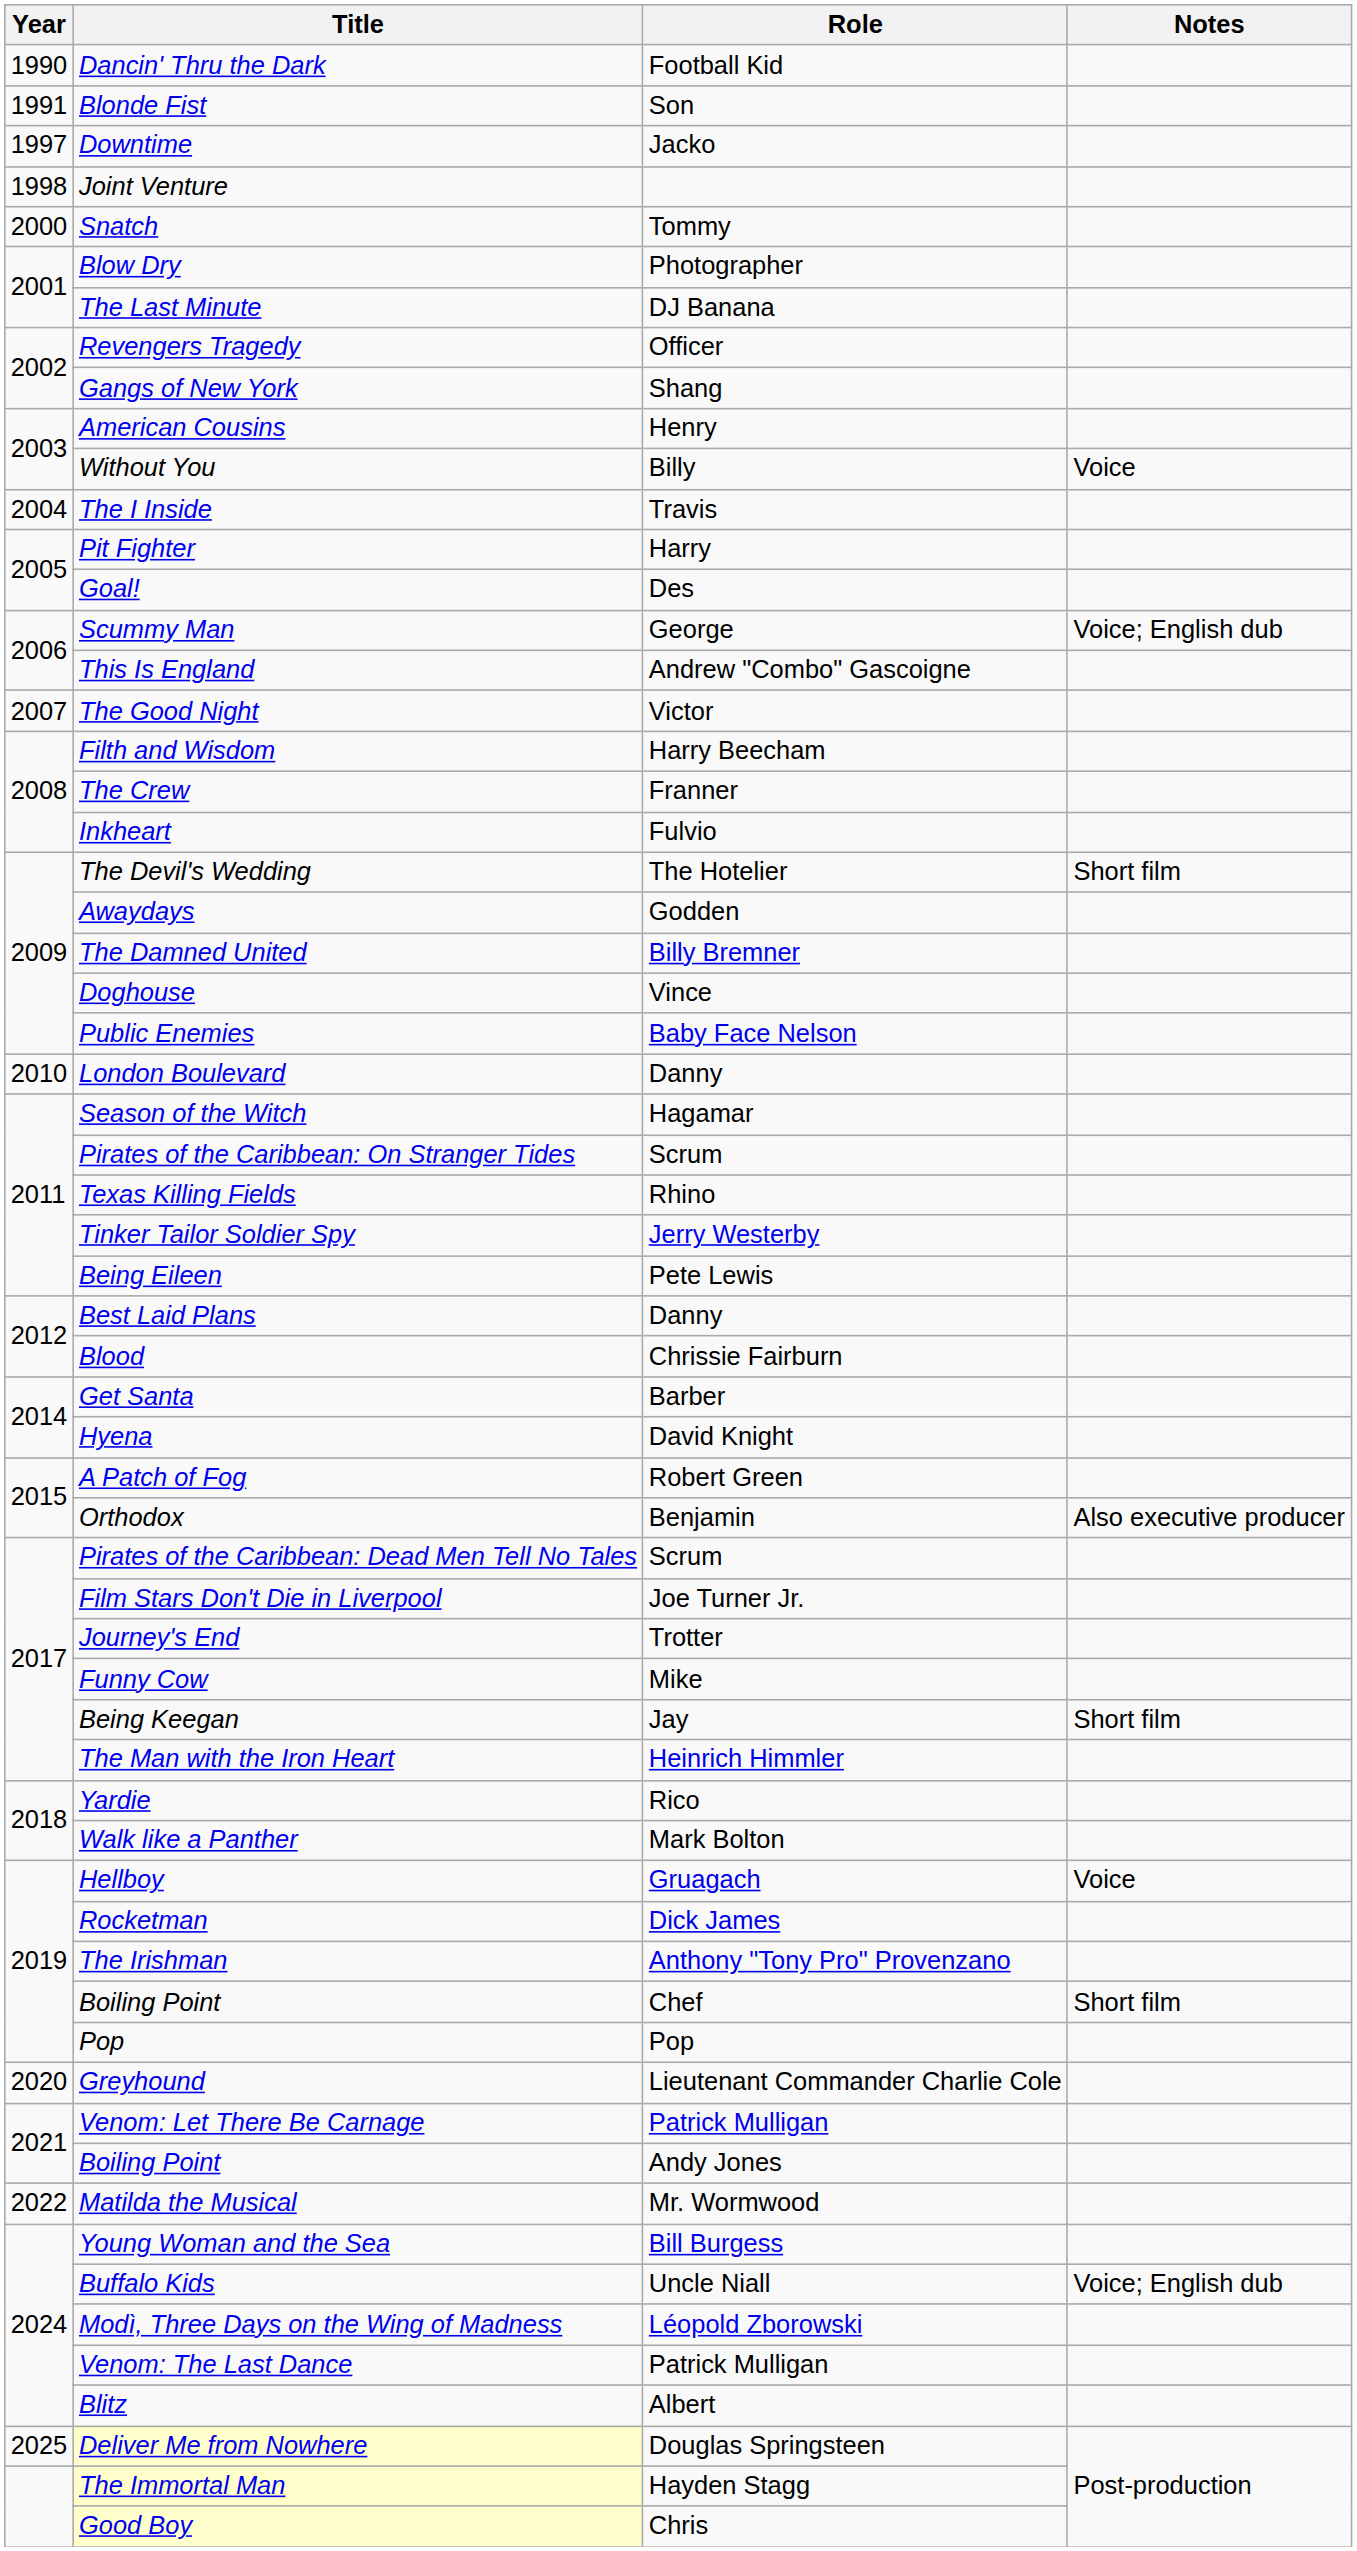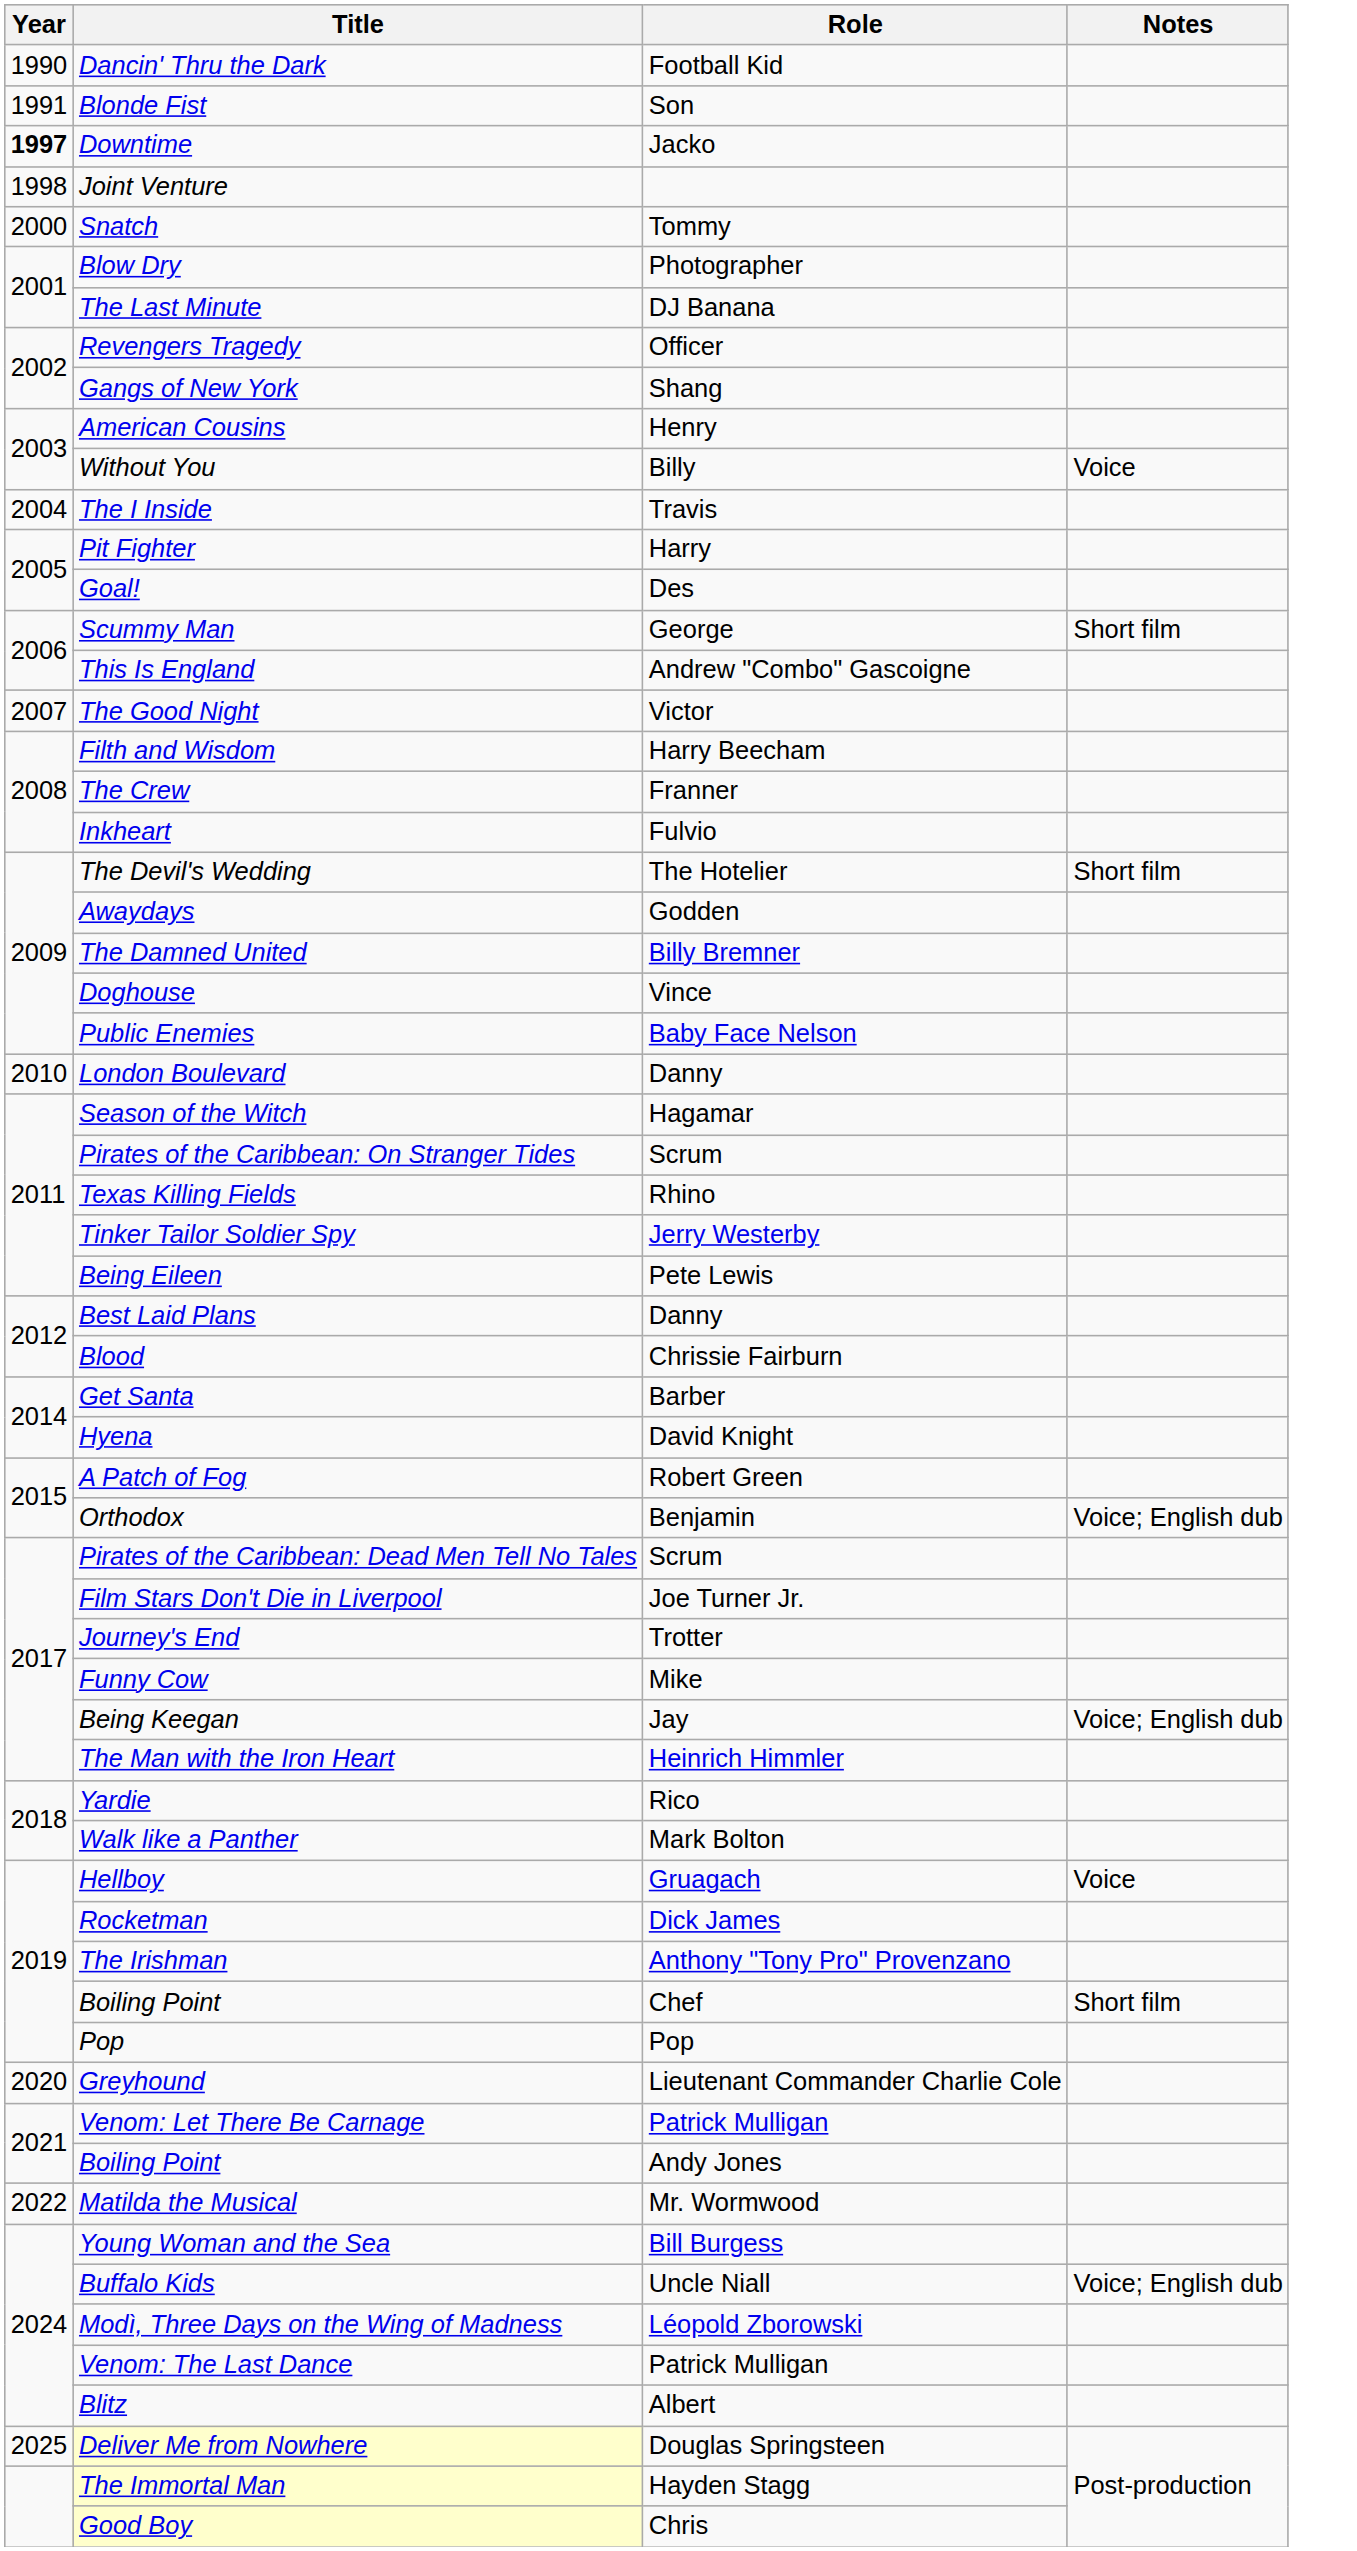(39, 145) normal -> (39, 145) bold
(1178, 629) Voice; English dub -> (1127, 629) Short film
(1209, 1517) Also executive producer -> (1178, 1517) Voice; English dub
(1127, 1719) Short film -> (1178, 1719) Voice; English dub
